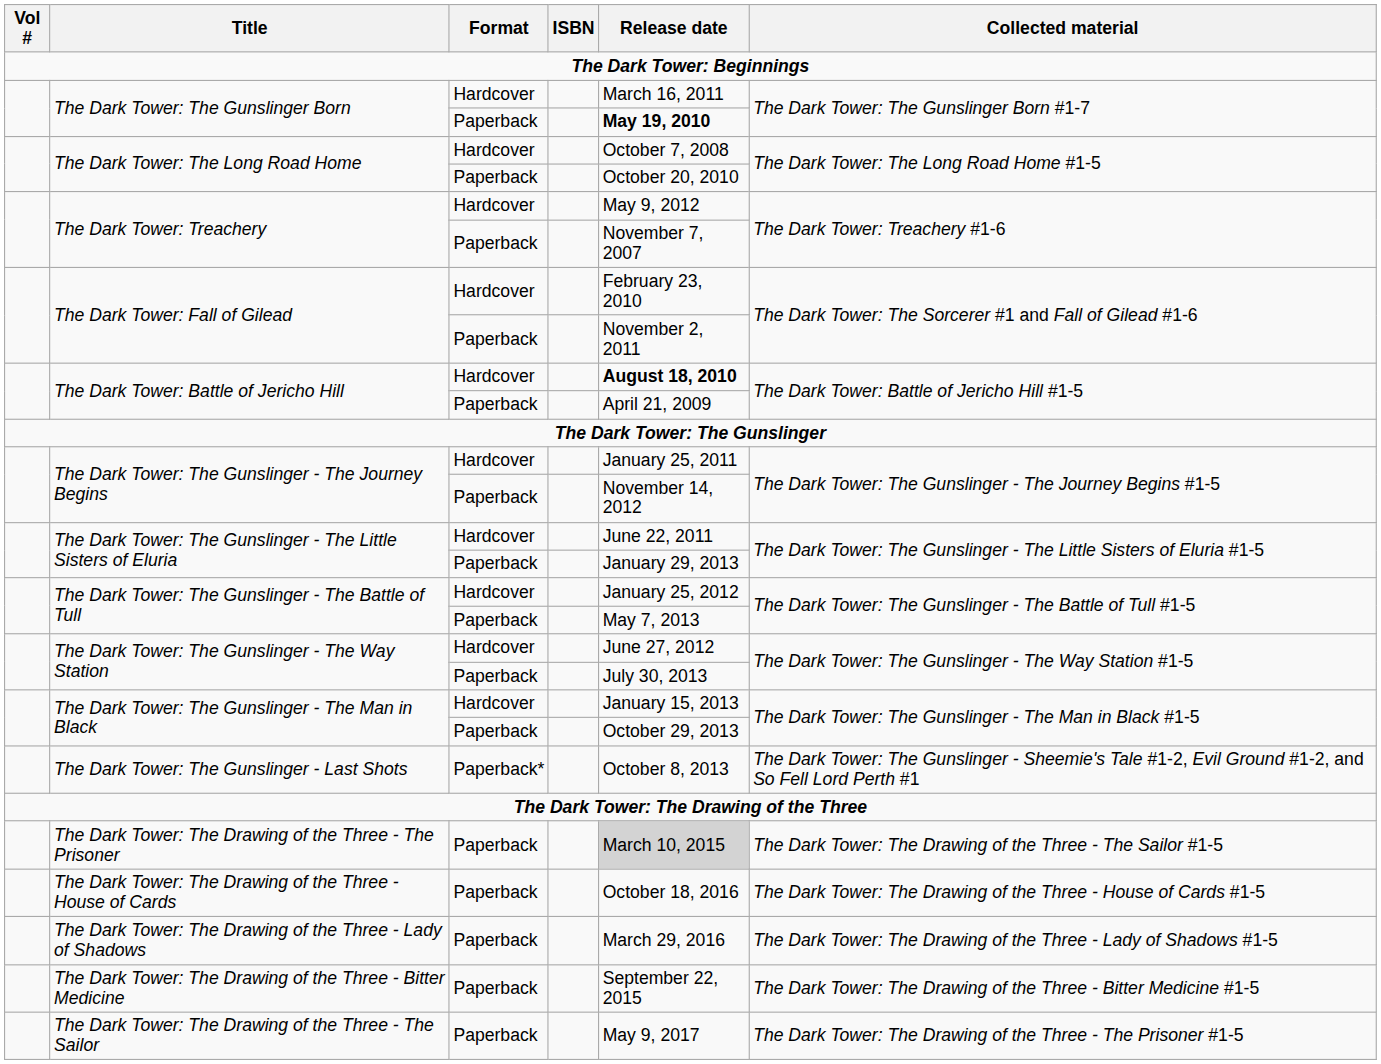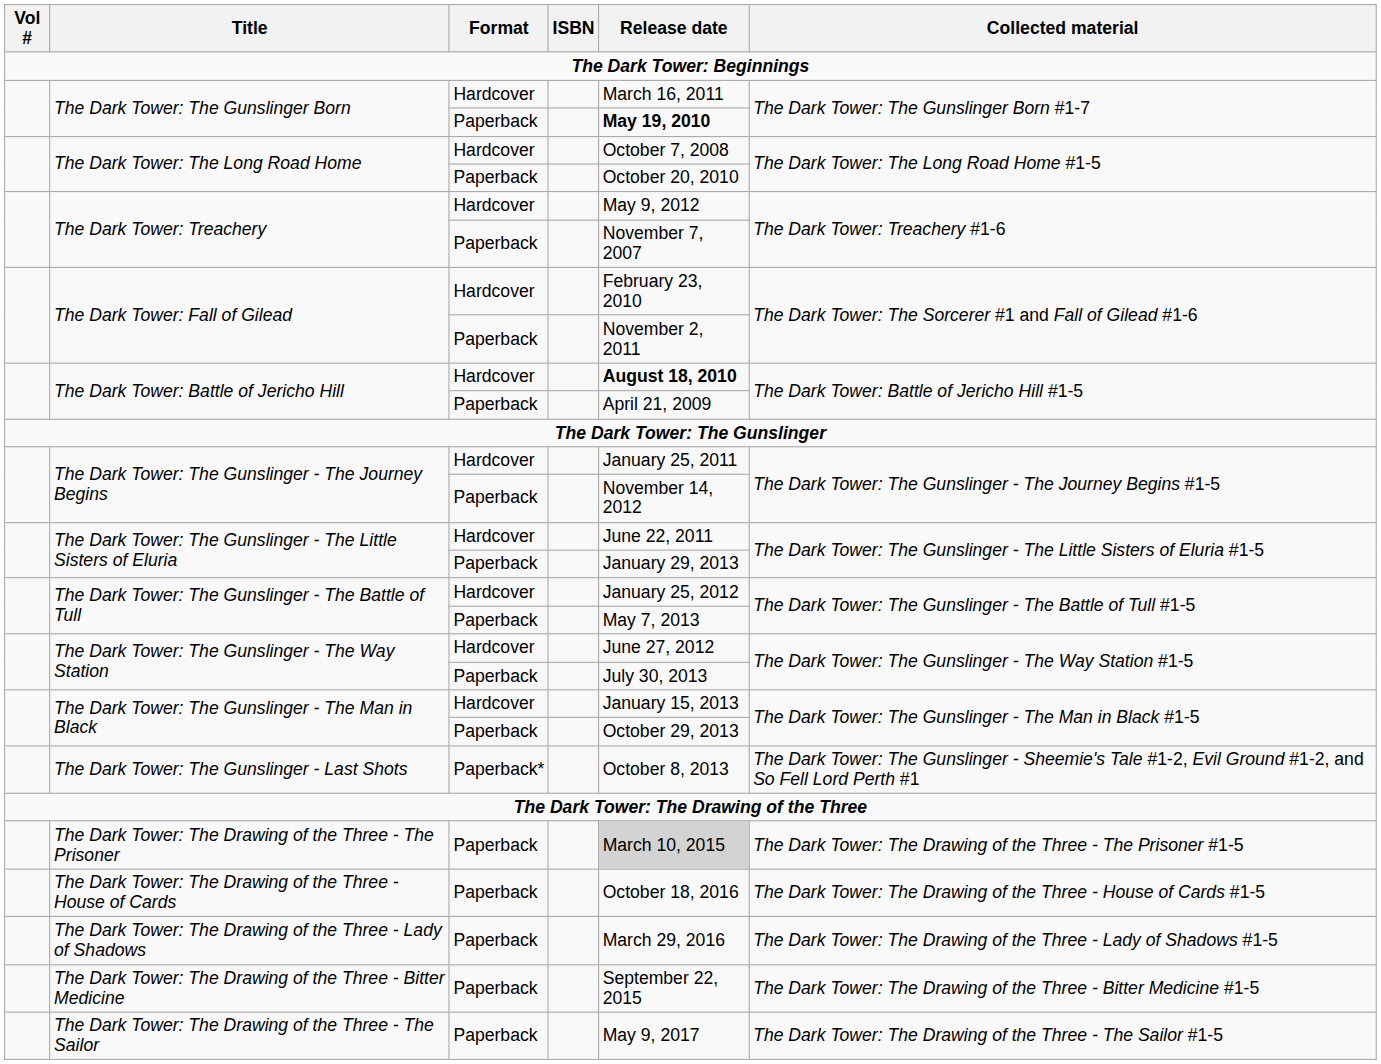(988, 844) The Dark Tower: The Drawing of the Three - The Sailor #1-5 -> (998, 844) The Dark Tower: The Drawing of the Three - The Prisoner #1-5
(998, 1035) The Dark Tower: The Drawing of the Three - The Prisoner #1-5 -> (988, 1035) The Dark Tower: The Drawing of the Three - The Sailor #1-5
